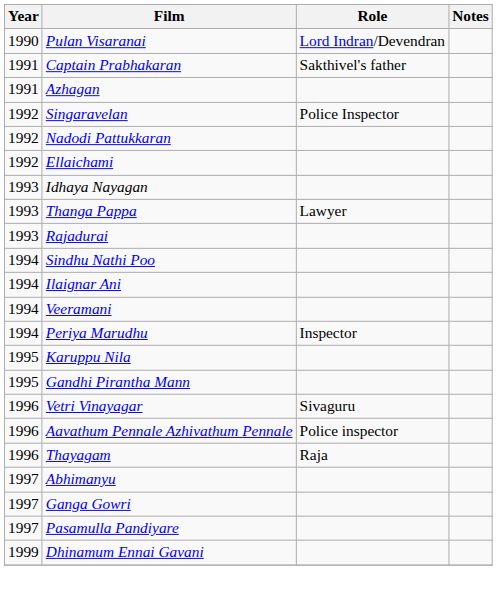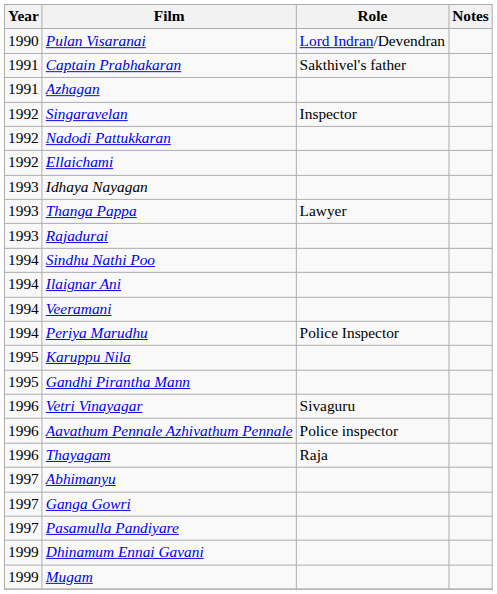(349, 114) Police Inspector -> (328, 114) Inspector
(328, 333) Inspector -> (349, 333) Police Inspector
+ row: (69, 576)
